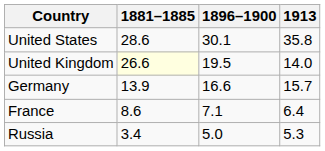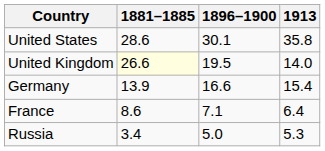(298, 87) 15.7 -> (298, 87) 15.4
